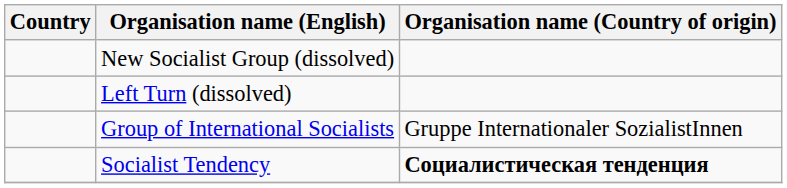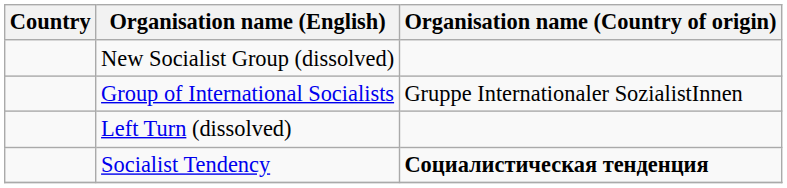rows swapped: (248, 128) <-> (196, 93)
